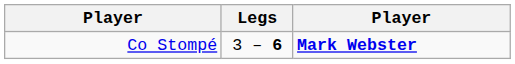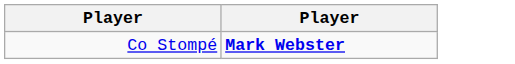- column: (257, 18)
